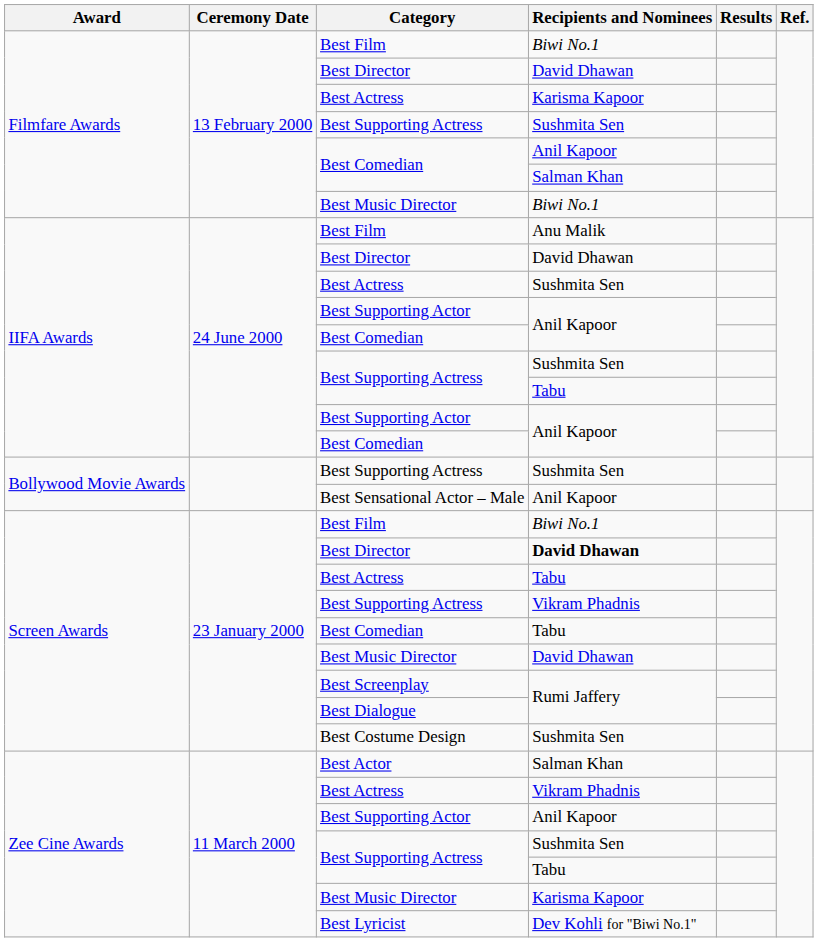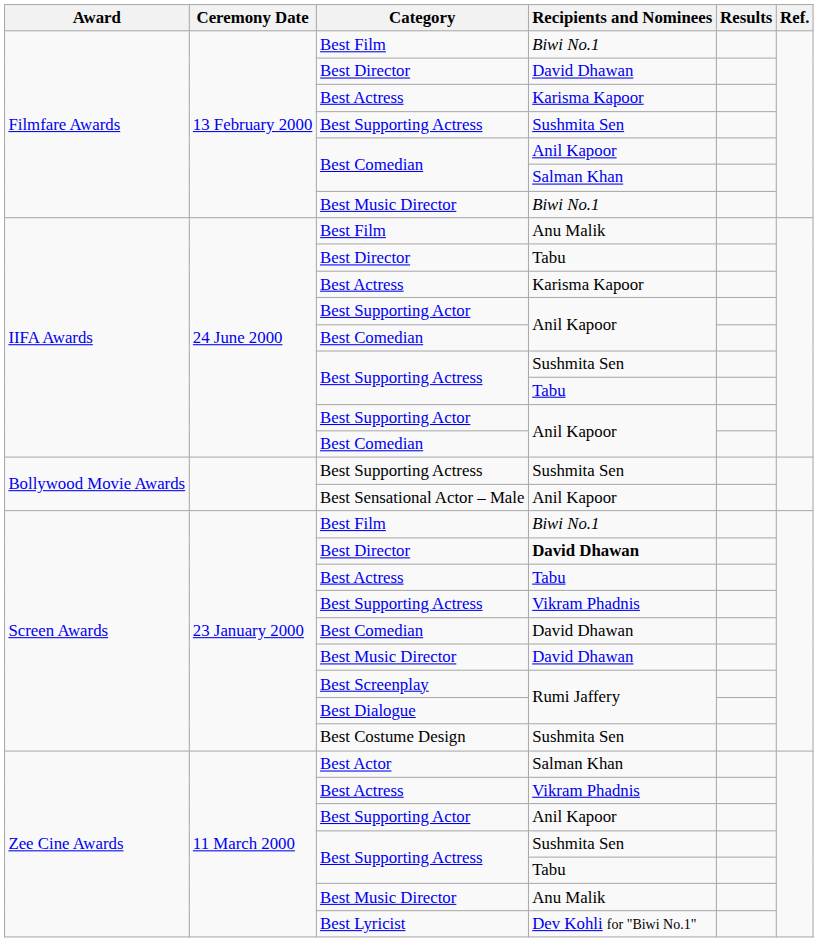(583, 257) David Dhawan -> (549, 257) Tabu
(578, 284) Sushmita Sen -> (588, 284) Karisma Kapoor
(549, 630) Tabu -> (583, 630) David Dhawan
(588, 897) Karisma Kapoor -> (569, 897) Anu Malik
